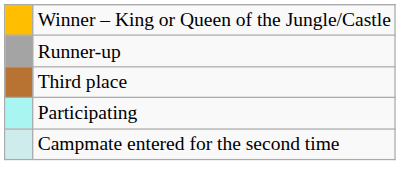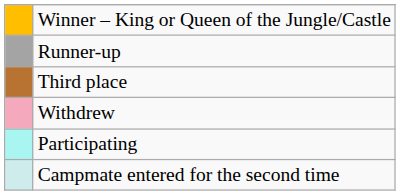+ row: (76, 112)
